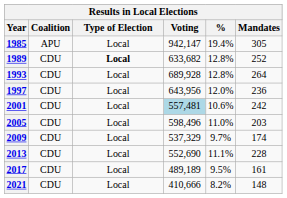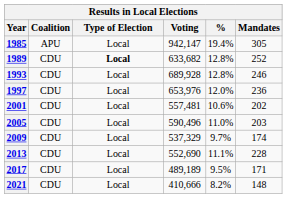(259, 75) 264 -> (259, 75) 246
(185, 91) 643,956 -> (185, 91) 653,976
(185, 106) lightblue background -> (185, 106) no background
(259, 106) 242 -> (259, 106) 202
(185, 122) 598,496 -> (185, 122) 590,496
(259, 169) 161 -> (259, 169) 171
